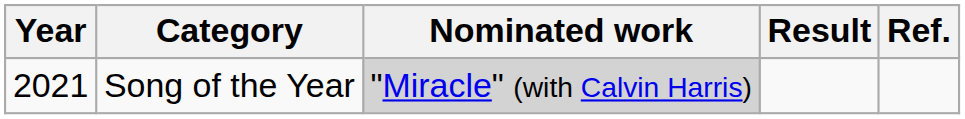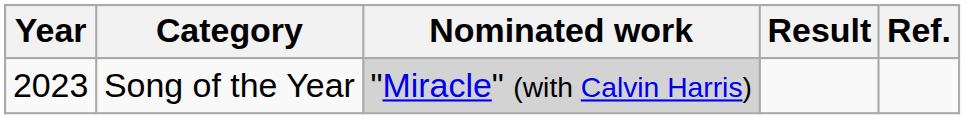(51, 85) 2021 -> (51, 85) 2023
